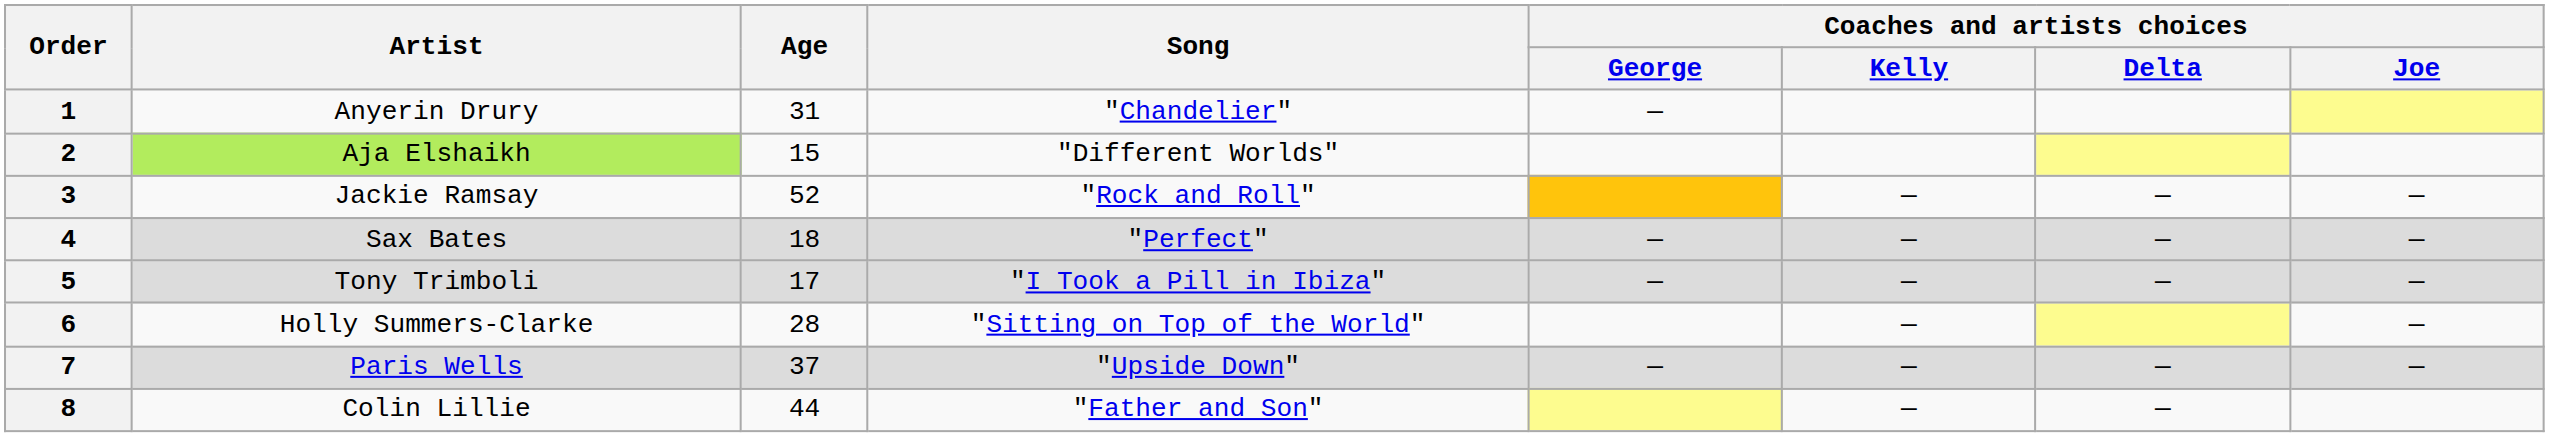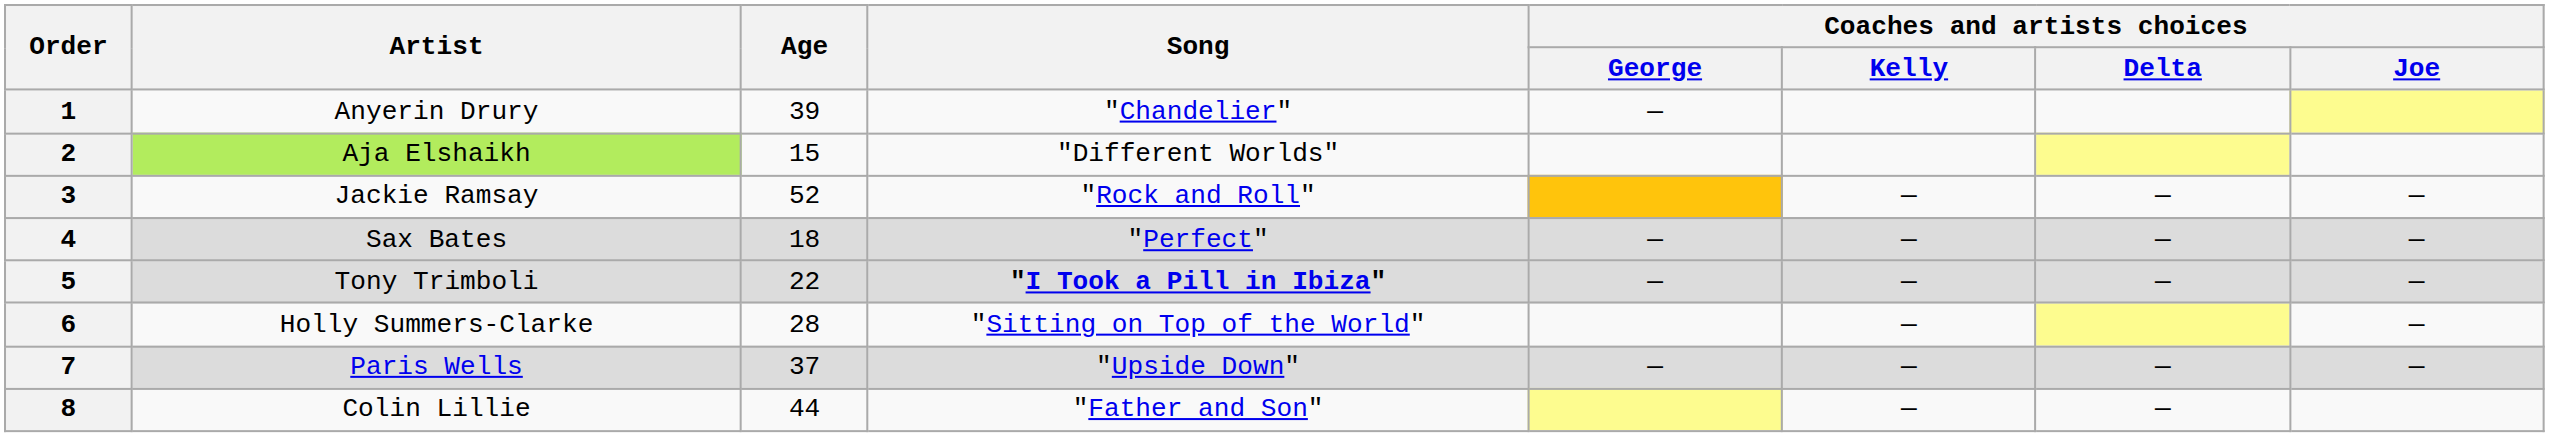(805, 111) 31 -> (805, 111) 39
(805, 282) 17 -> (805, 282) 22
(1198, 282) normal -> (1198, 282) bold
